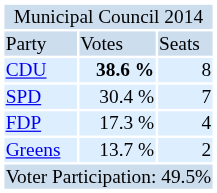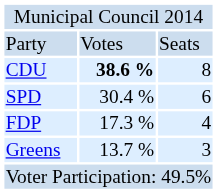(206, 96) 7 -> (206, 96) 6
(206, 149) 2 -> (206, 149) 3
